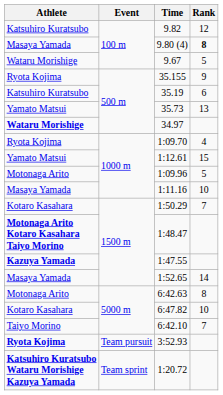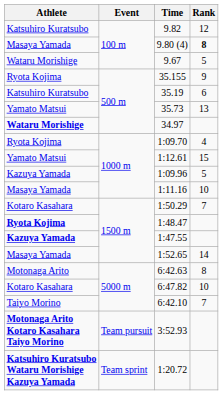(38, 174) Motonaga Arito -> (38, 174) Kazuya Yamada
(43, 234) Motonaga Arito Kotaro Kasahara Taiyo Morino -> (36, 222) Ryota Kojima
(36, 342) Ryota Kojima -> (43, 331) Motonaga Arito Kotaro Kasahara Taiyo Morino
